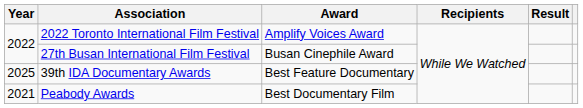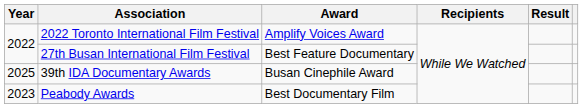(329, 53) Busan Cinephile Award -> (339, 53) Best Feature Documentary
(339, 73) Best Feature Documentary -> (329, 73) Busan Cinephile Award
(21, 93) 2021 -> (21, 93) 2023
